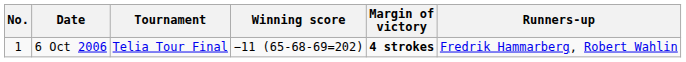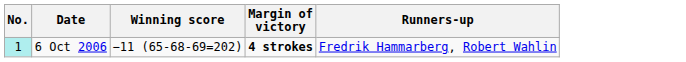- column: (170, 21)
(18, 47) no background -> (18, 47) paleturquoise background
